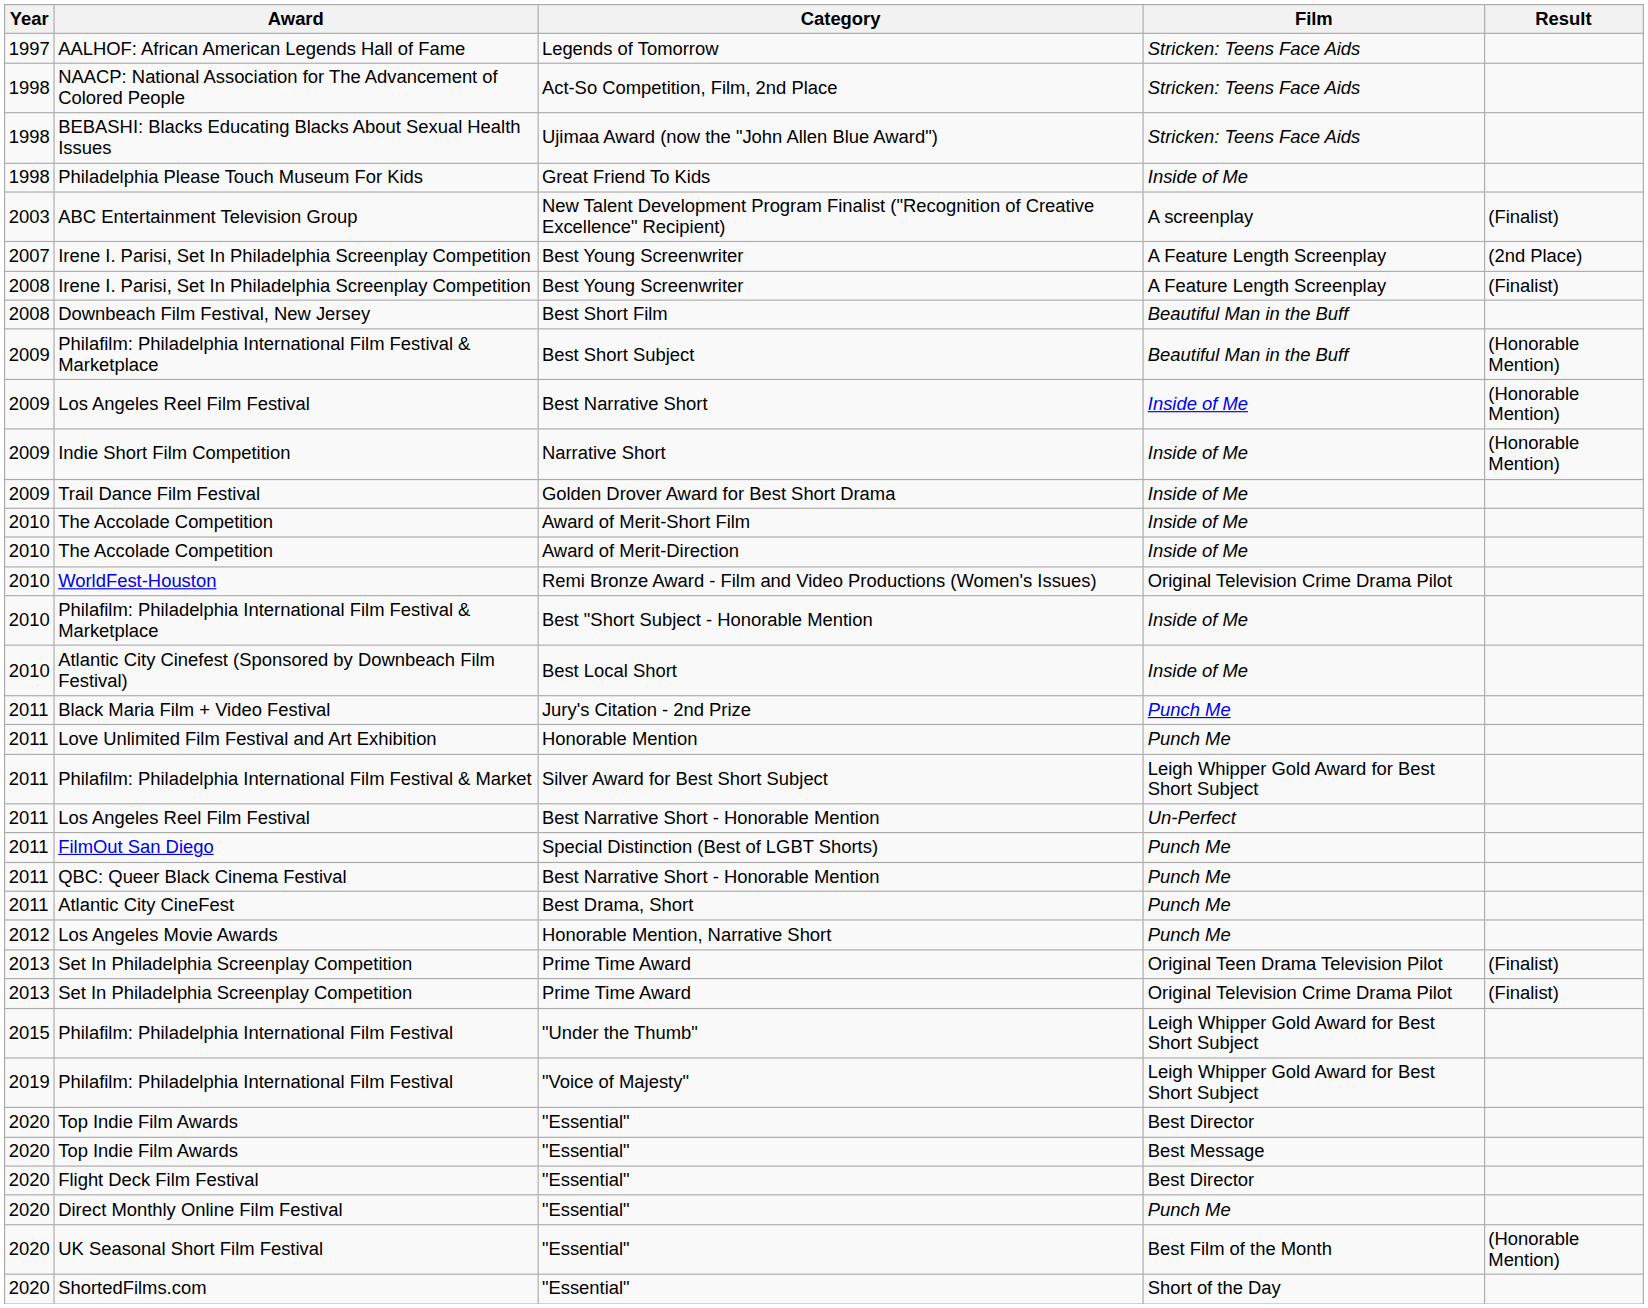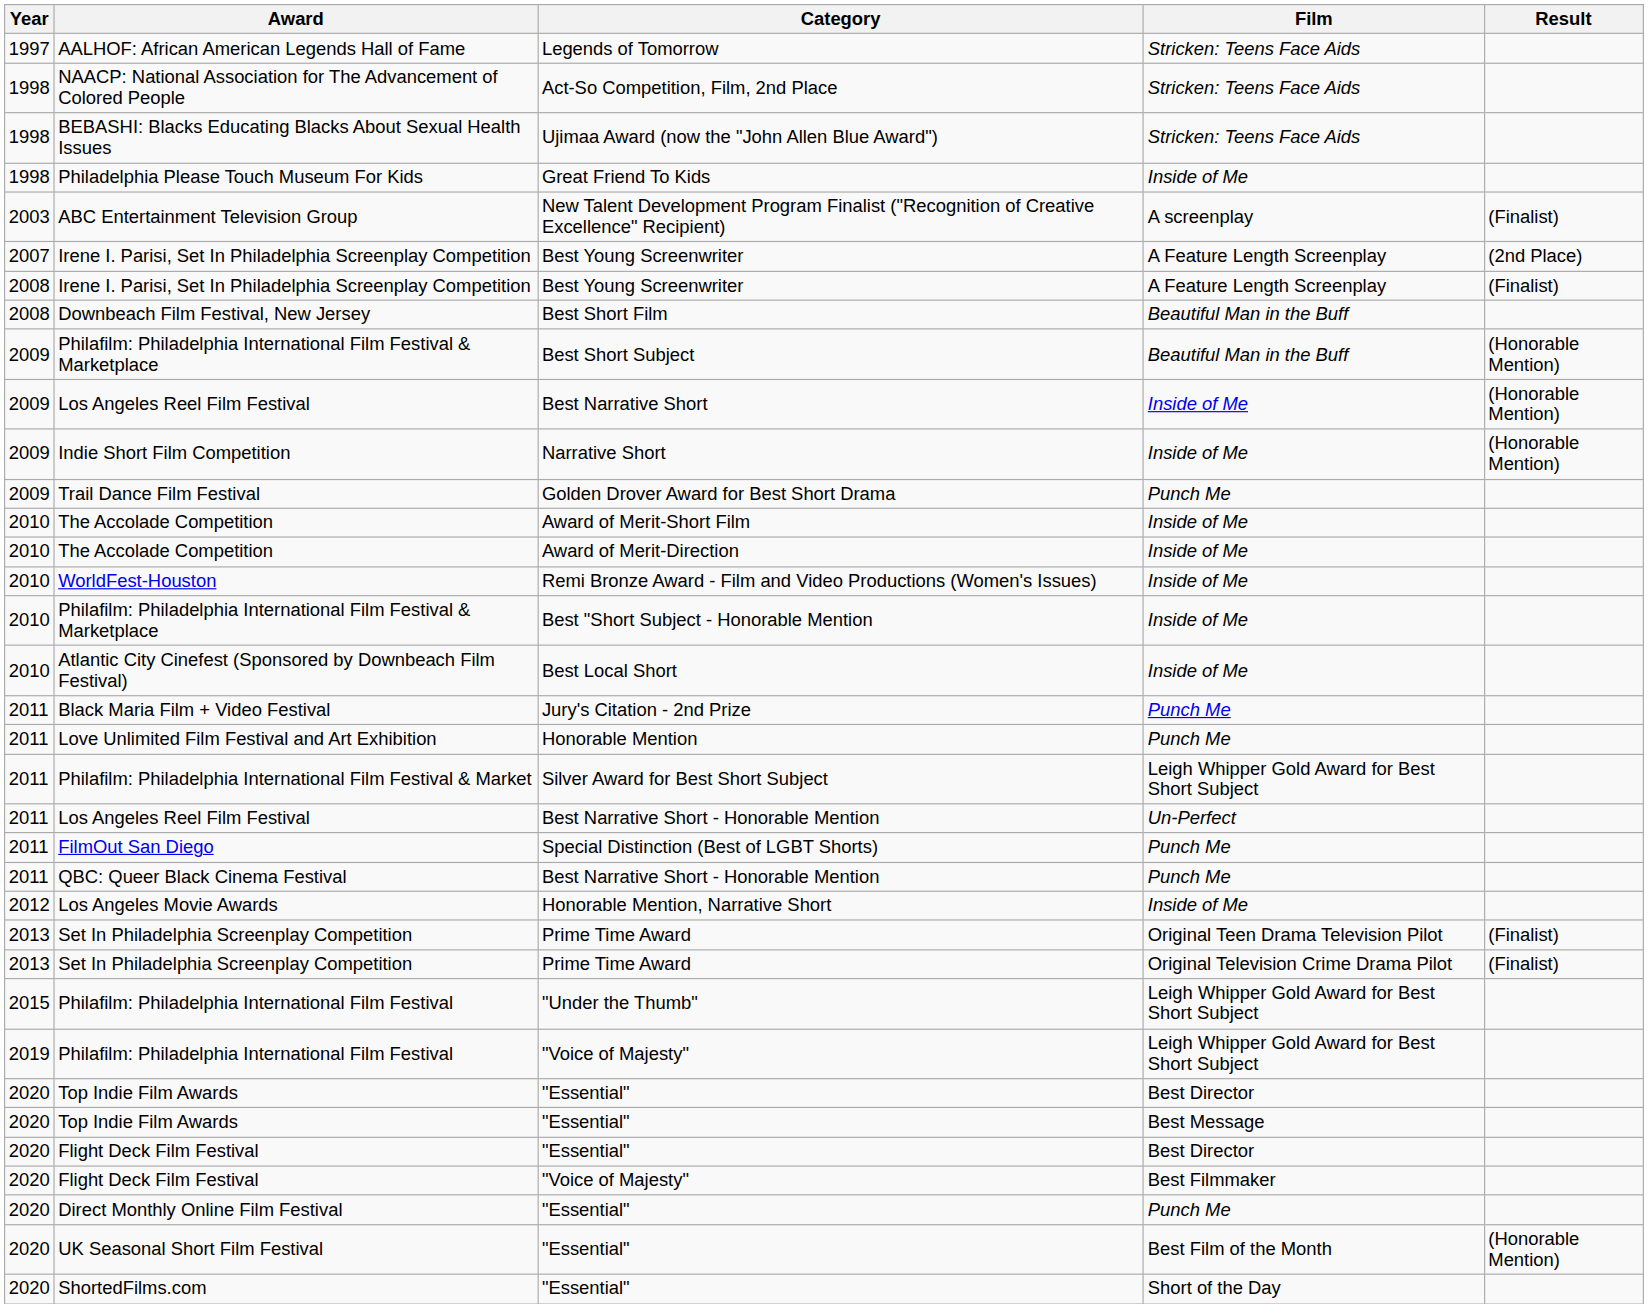(1198, 493) Inside of Me -> (1189, 493) Punch Me
(1300, 581) Original Television Crime Drama Pilot -> (1198, 581) Inside of Me
- row: (146, 905)
(1189, 934) Punch Me -> (1198, 905) Inside of Me
+ row: (158, 1180)
